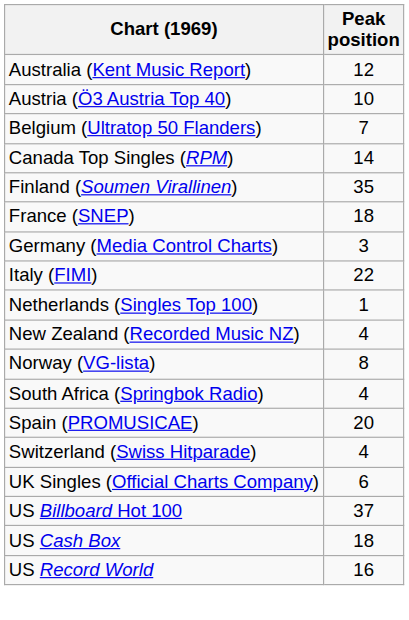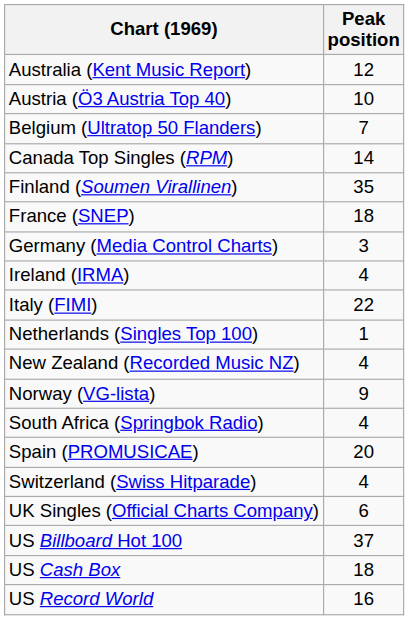+ row: (69, 275)
(364, 363) 8 -> (364, 393) 9
